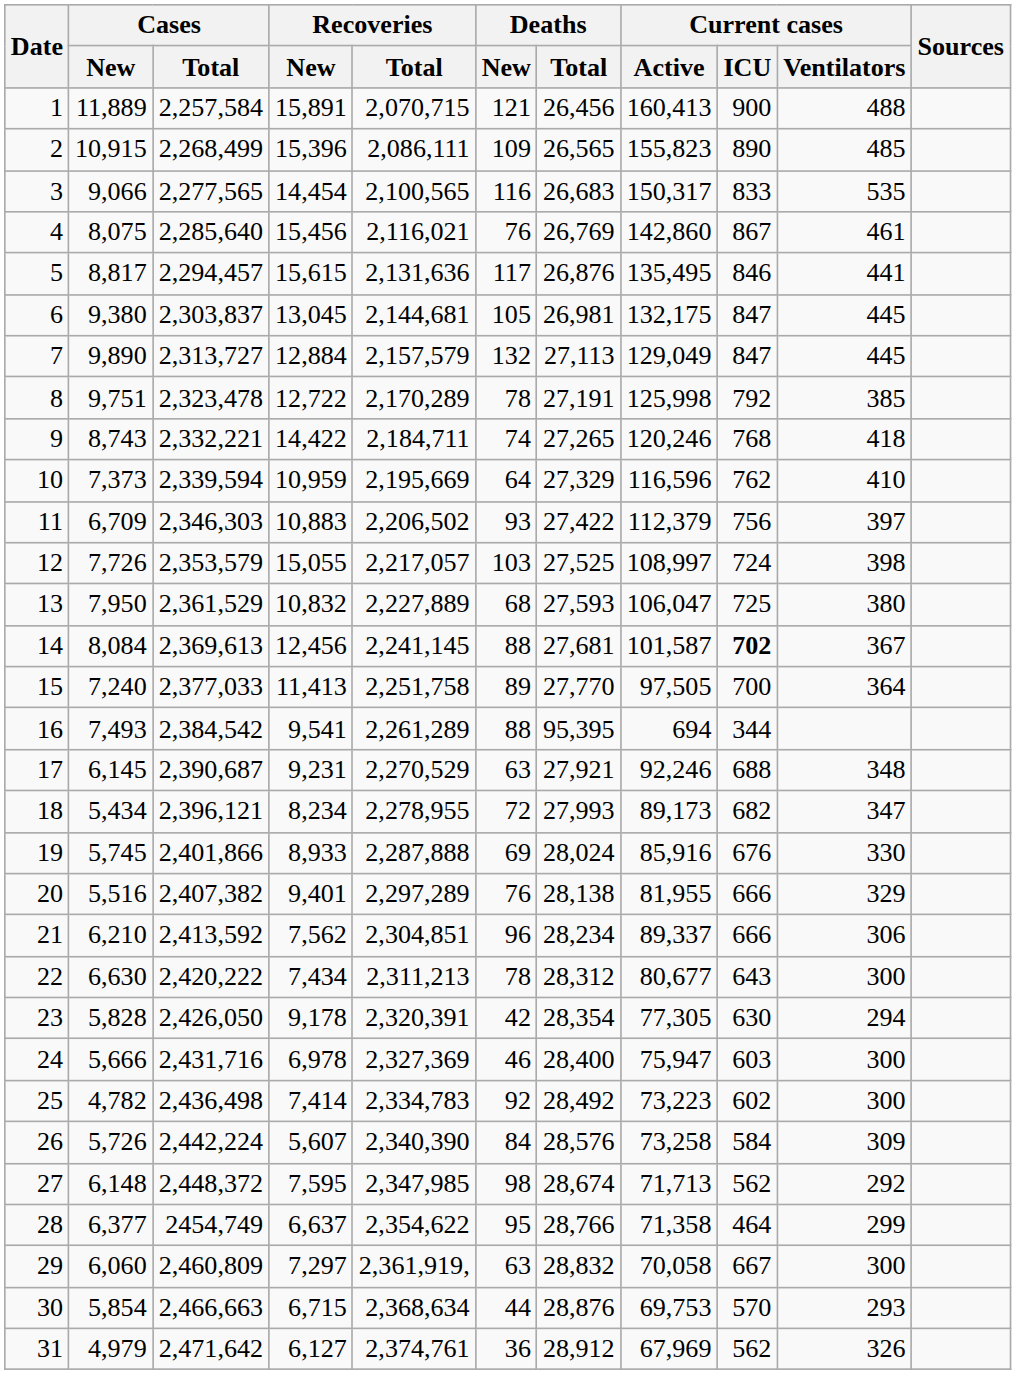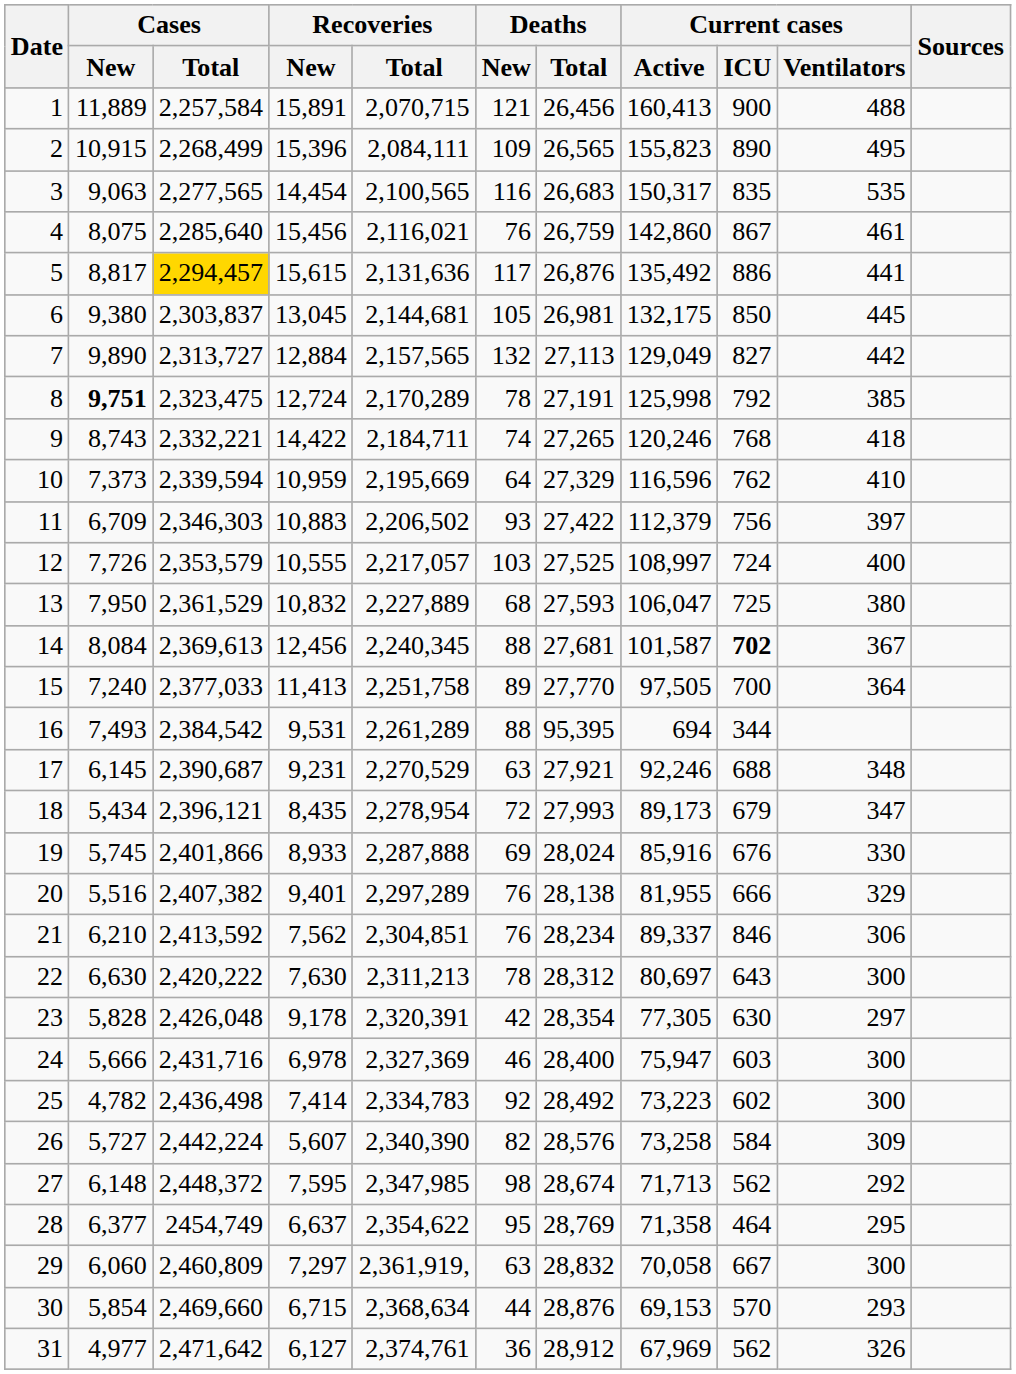(418, 149) 2,086,111 -> (418, 149) 2,084,111
(886, 149) 485 -> (886, 149) 495
(117, 190) 9,066 -> (117, 190) 9,063
(752, 190) 833 -> (752, 190) 835
(579, 231) 26,769 -> (579, 231) 26,759
(211, 273) no background -> (211, 273) gold background
(669, 273) 135,495 -> (669, 273) 135,492
(752, 273) 846 -> (752, 273) 886
(752, 314) 847 -> (752, 314) 850
(417, 356) 2,157,579 -> (417, 356) 2,157,565
(752, 356) 847 -> (752, 356) 827
(886, 356) 445 -> (886, 356) 442
(117, 397) normal -> (117, 397) bold
(211, 397) 2,323,478 -> (211, 397) 2,323,475
(311, 397) 12,722 -> (311, 397) 12,724
(311, 562) 15,055 -> (311, 562) 10,555
(886, 562) 398 -> (886, 562) 400
(417, 645) 2,241,145 -> (417, 645) 2,240,345
(317, 728) 9,541 -> (317, 728) 9,531
(317, 811) 8,234 -> (317, 811) 8,435
(417, 811) 2,278,955 -> (417, 811) 2,278,954
(752, 811) 682 -> (752, 811) 679
(518, 935) 96 -> (518, 935) 76
(752, 935) 666 -> (752, 935) 846
(317, 976) 7,434 -> (317, 976) 7,630
(676, 976) 80,677 -> (676, 976) 80,697
(211, 1017) 2,426,050 -> (211, 1017) 2,426,048
(886, 1017) 294 -> (886, 1017) 297
(117, 1141) 5,726 -> (117, 1141) 5,727
(518, 1141) 84 -> (518, 1141) 82
(579, 1224) 28,766 -> (579, 1224) 28,769
(886, 1224) 299 -> (886, 1224) 295
(211, 1307) 2,466,663 -> (211, 1307) 2,469,660
(676, 1307) 69,753 -> (676, 1307) 69,153
(117, 1348) 4,979 -> (117, 1348) 4,977
